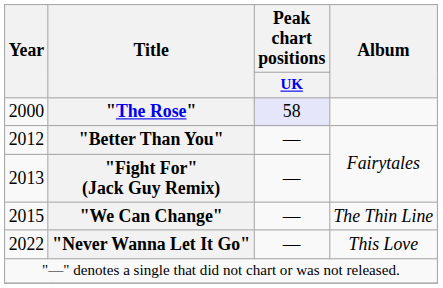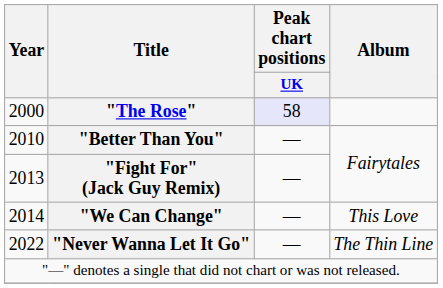(26, 139) 2012 -> (26, 139) 2010
(26, 216) 2015 -> (26, 216) 2014
(383, 216) The Thin Line -> (383, 216) This Love
(383, 244) This Love -> (383, 244) The Thin Line
